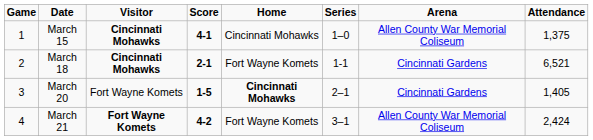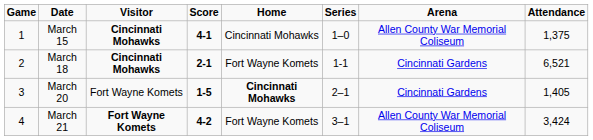(556, 121) 2,424 -> (556, 121) 3,424
